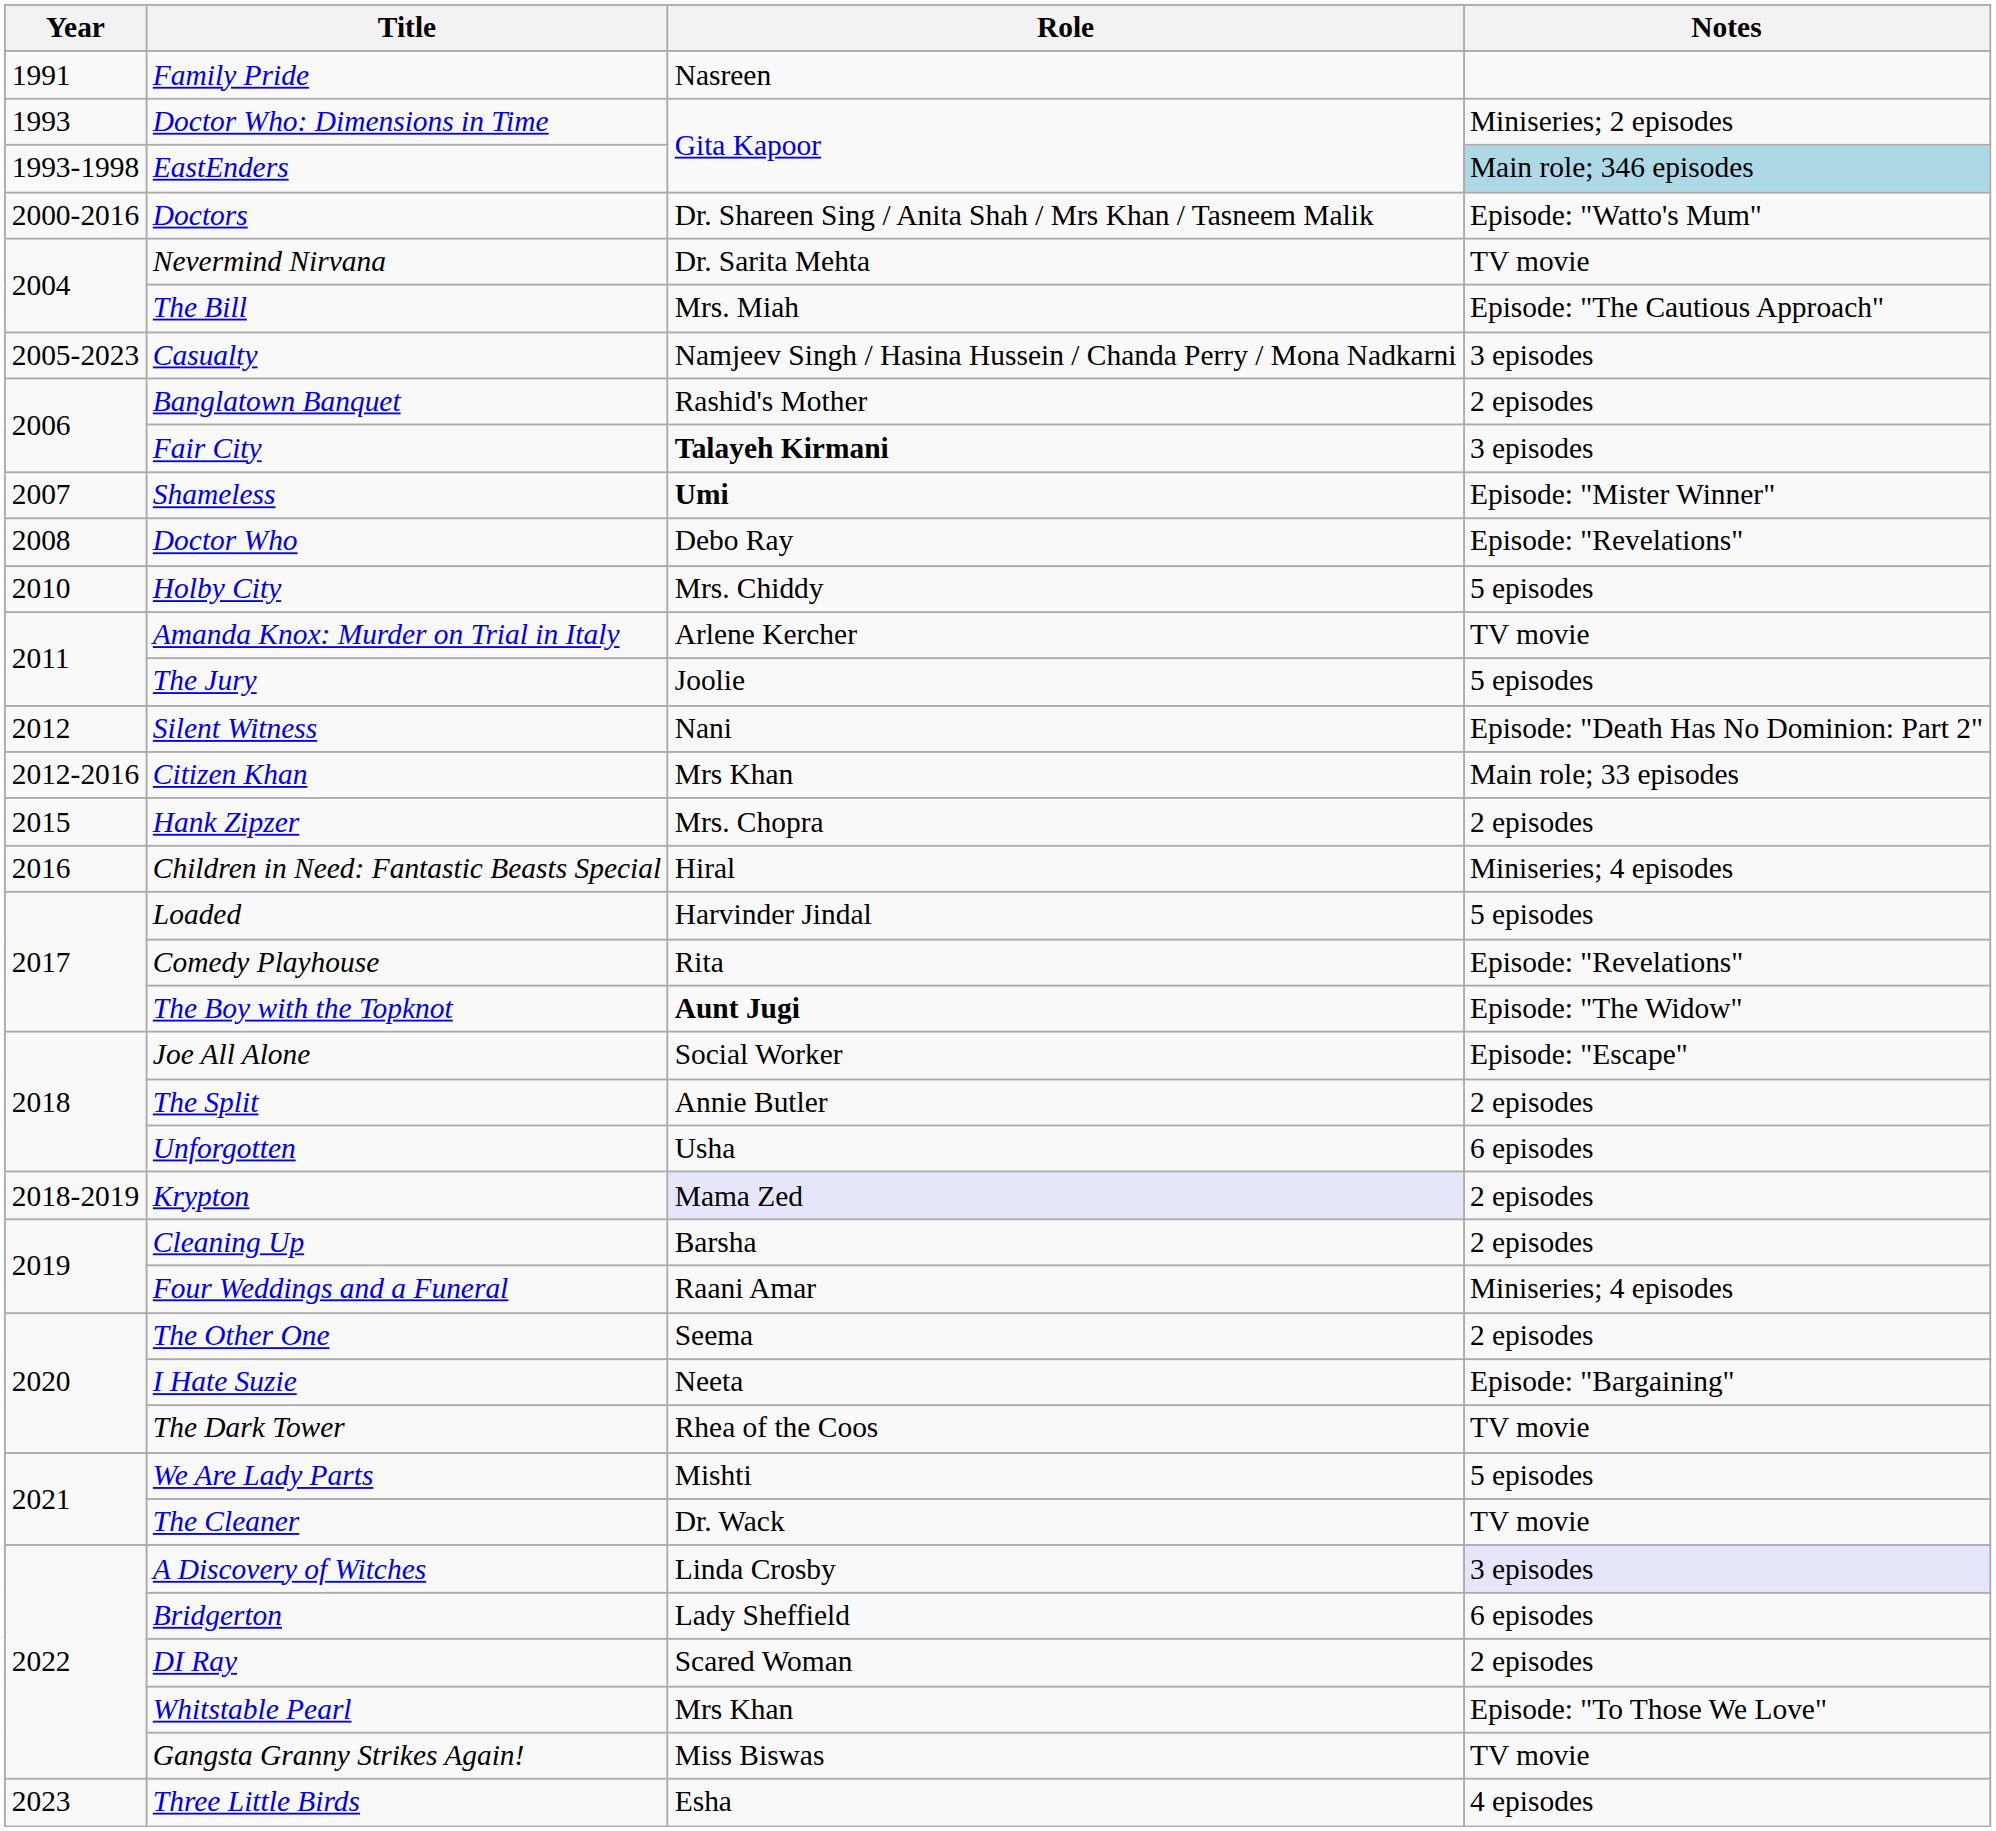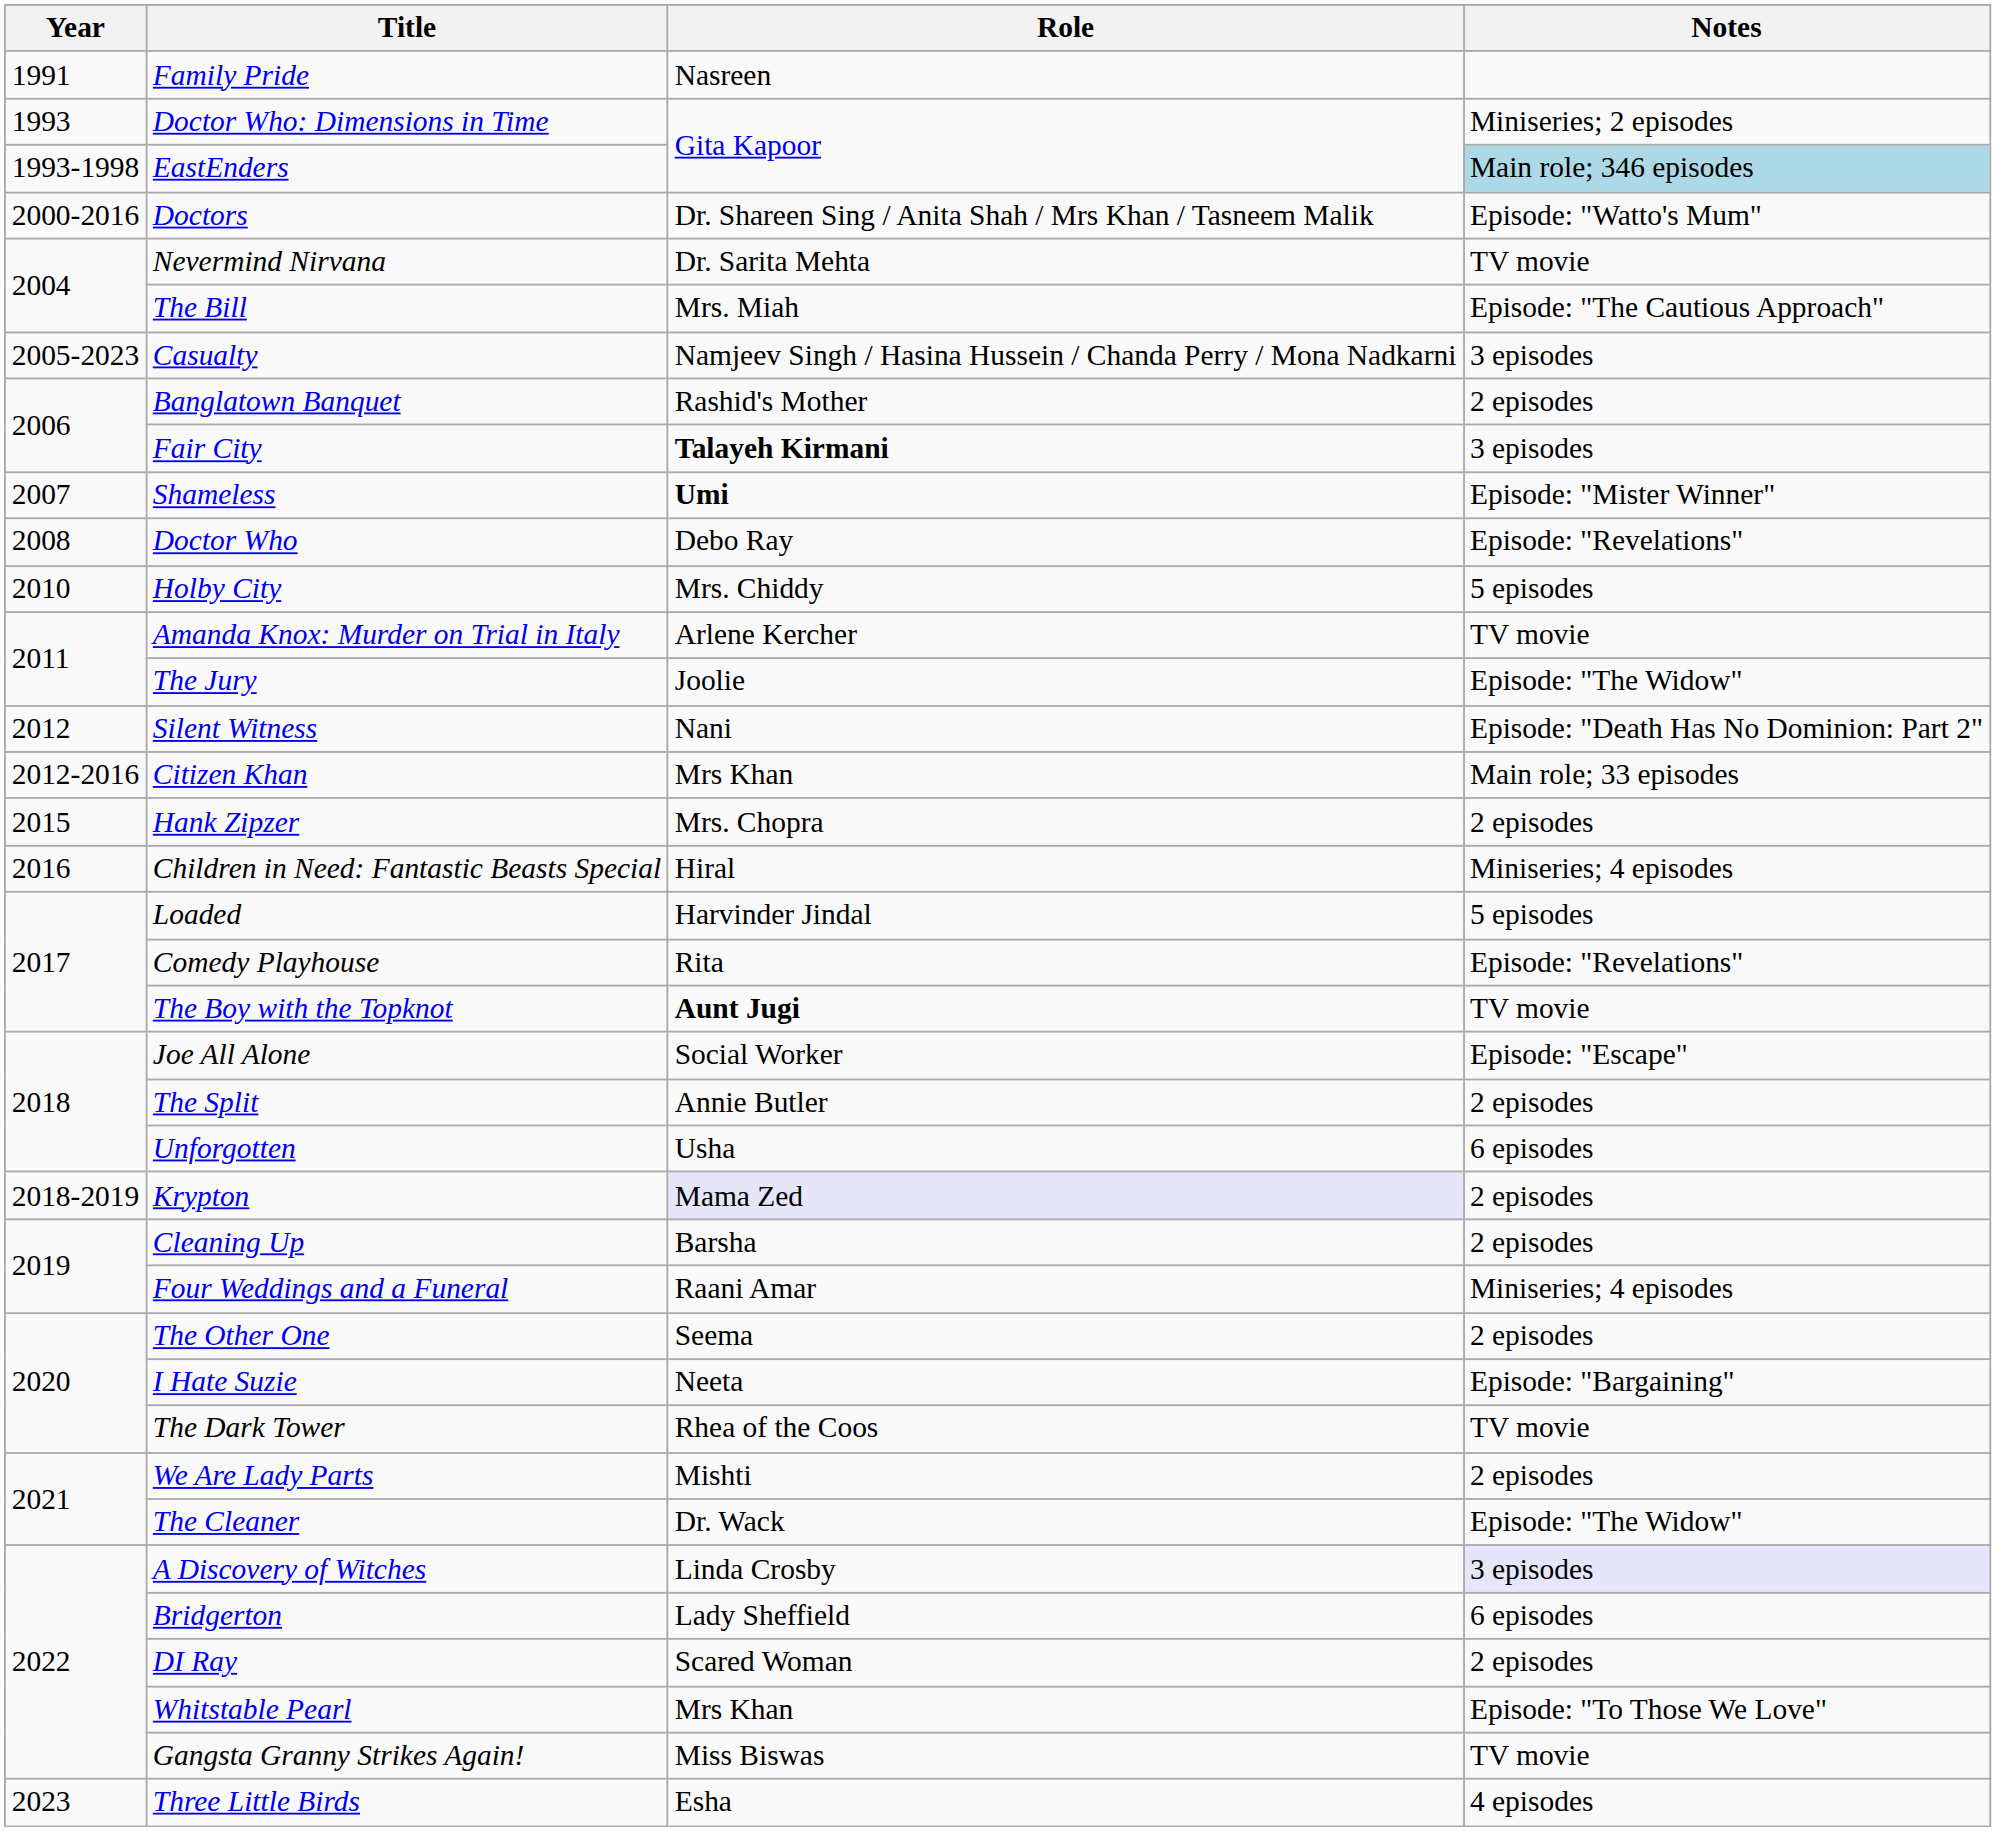(1532, 681) 5 episodes -> (1606, 681) Episode: "The Widow"
(1606, 1008) Episode: "The Widow" -> (1530, 1008) TV movie
(1532, 1475) 5 episodes -> (1532, 1475) 2 episodes
(1530, 1521) TV movie -> (1606, 1521) Episode: "The Widow"
